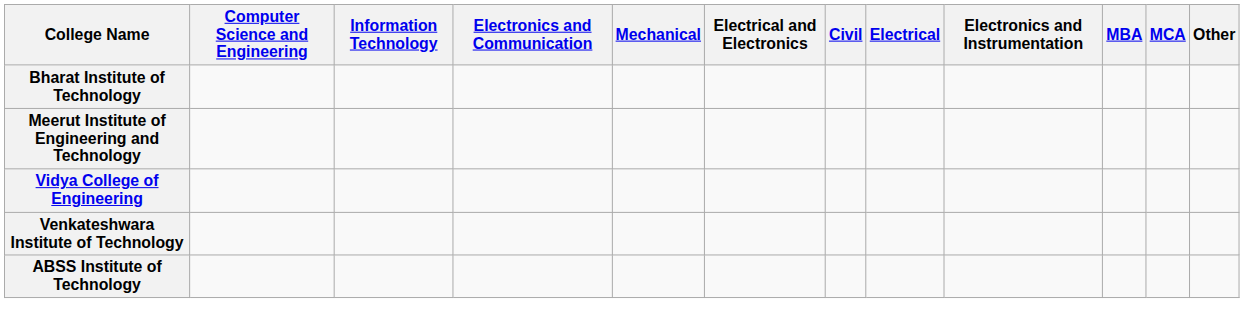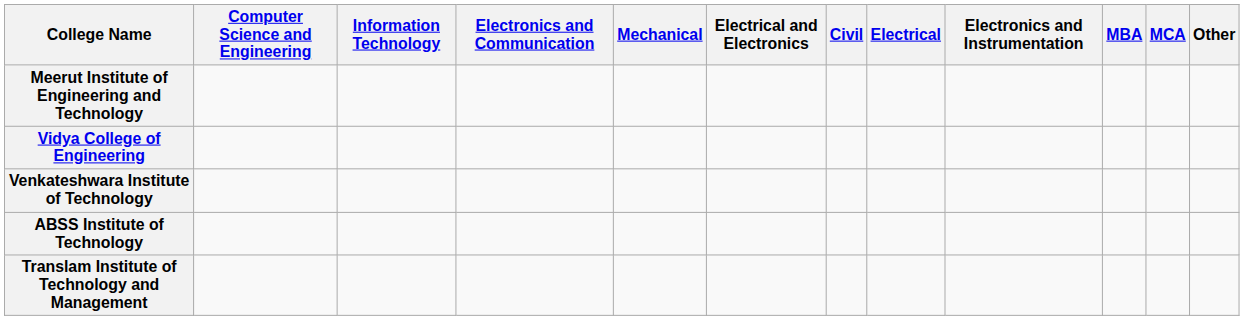- row: (97, 86)
+ row: (99, 285)
